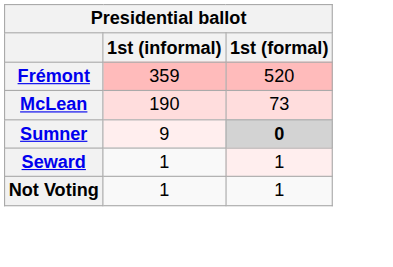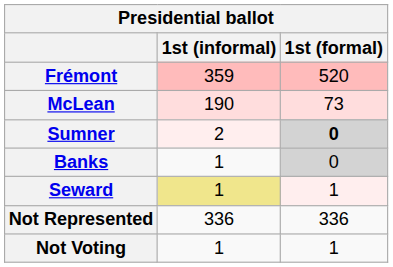(164, 133) 9 -> (219, 133) 2
+ row: (81, 162)
(164, 162) no background -> (219, 190) khaki background
+ row: (81, 219)
